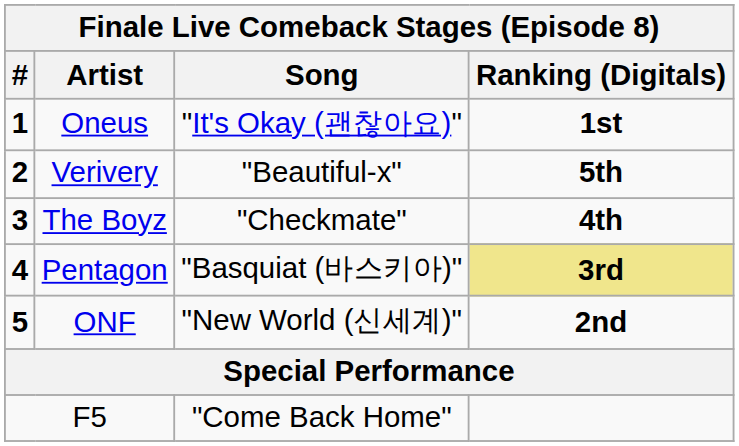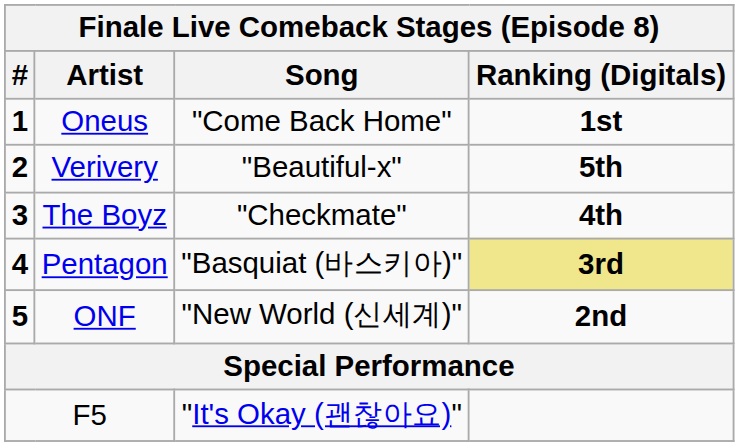(322, 123) "It's Okay (괜찮아요)" -> (322, 121) "Come Back Home"
(322, 417) "Come Back Home" -> (322, 414) "It's Okay (괜찮아요)"
